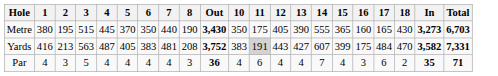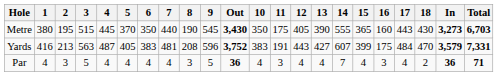+ column: (210, 12)
(384, 29) 165 -> (405, 29) 443
(260, 46) lightgrey background -> (280, 46) no background
(429, 46) 3,582 -> (450, 46) 3,579
(260, 63) 6 -> (280, 63) 3
(384, 63) 6 -> (405, 63) 4
(429, 63) 35 -> (450, 63) 36
